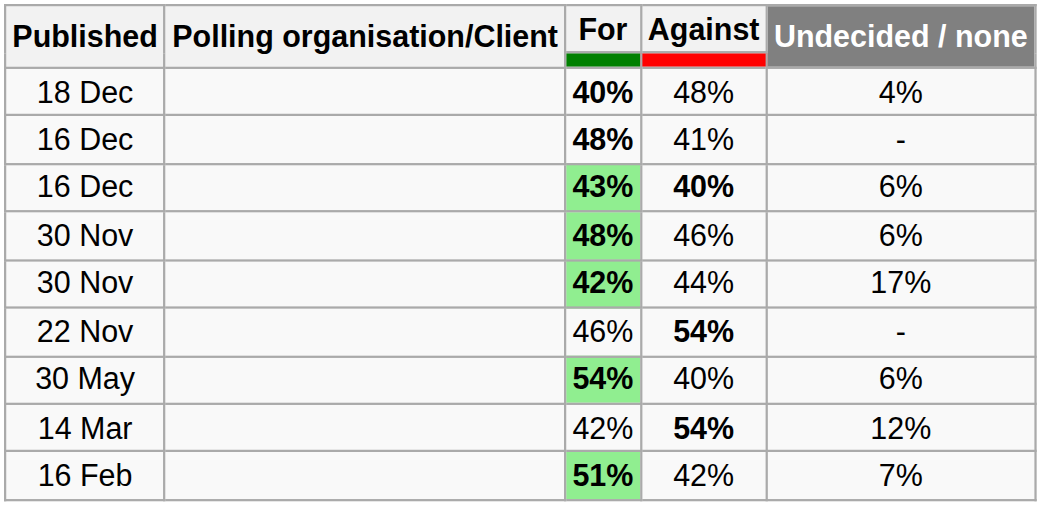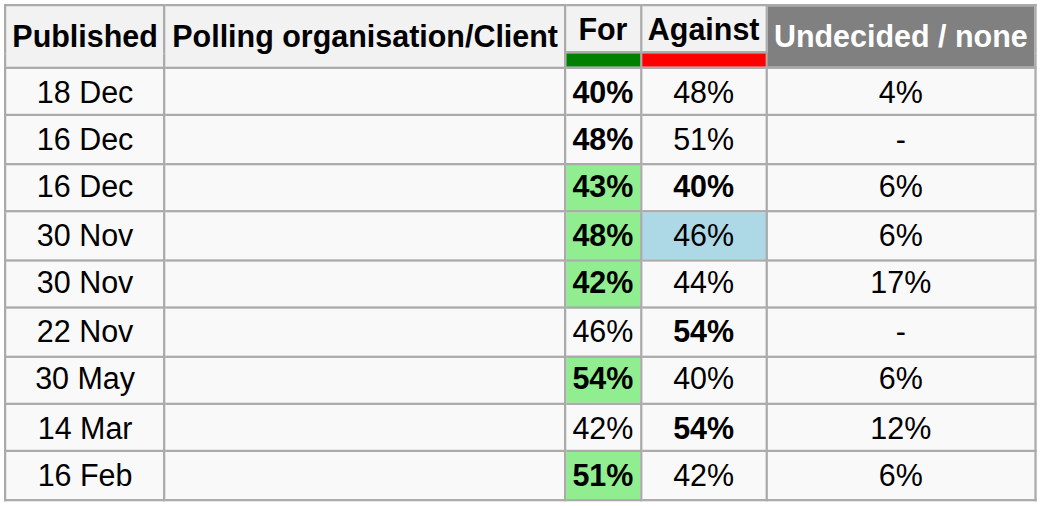(704, 139) 41% -> (704, 139) 51%
(704, 235) no background -> (704, 235) lightblue background
(901, 475) 7% -> (901, 475) 6%
